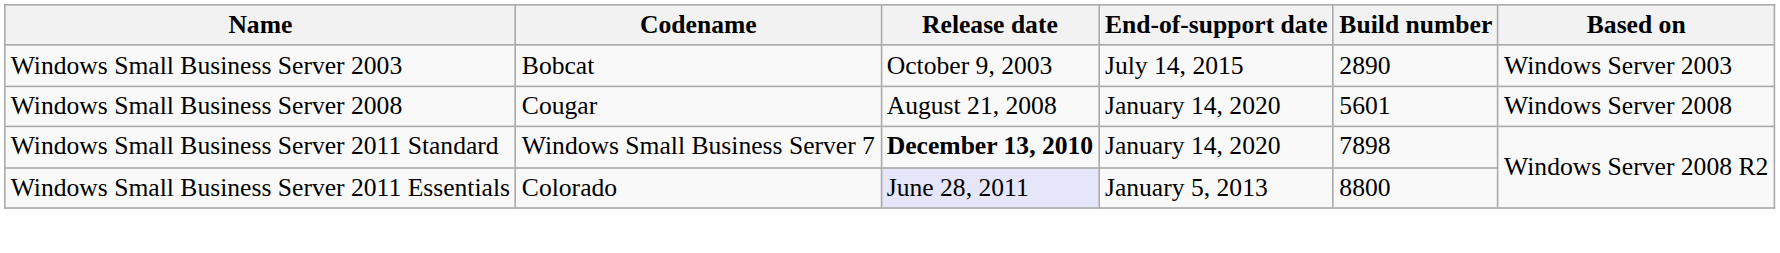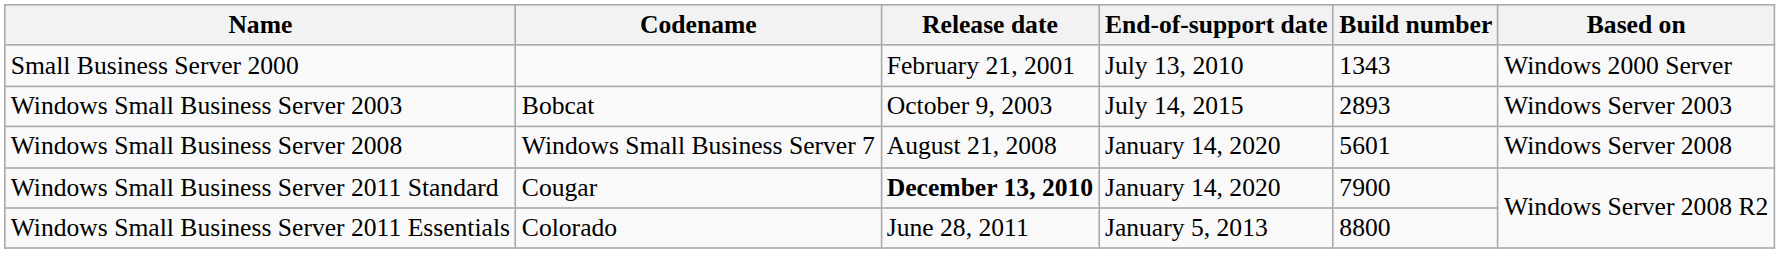+ row: (155, 65)
(1365, 65) 2890 -> (1365, 106) 2893
(560, 106) Cougar -> (698, 146) Windows Small Business Server 7
(698, 146) Windows Small Business Server 7 -> (560, 187) Cougar
(1365, 146) 7898 -> (1365, 187) 7900
(958, 187) lavender background -> (958, 227) no background
